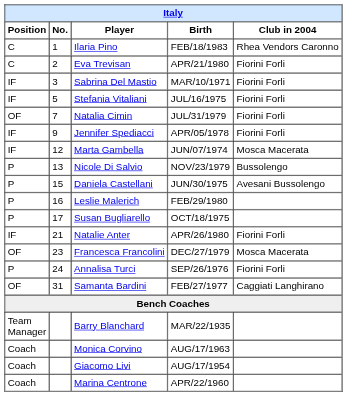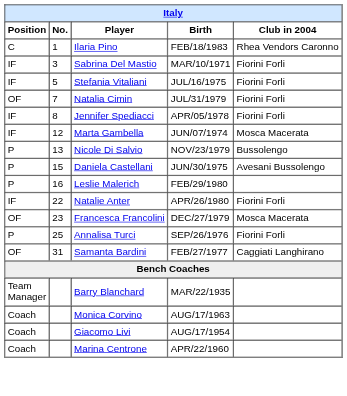- row: (102, 64)
(55, 132) 9 -> (55, 115) 8
- row: (112, 218)
(58, 235) 21 -> (58, 201) 22
(58, 269) 24 -> (58, 235) 25
